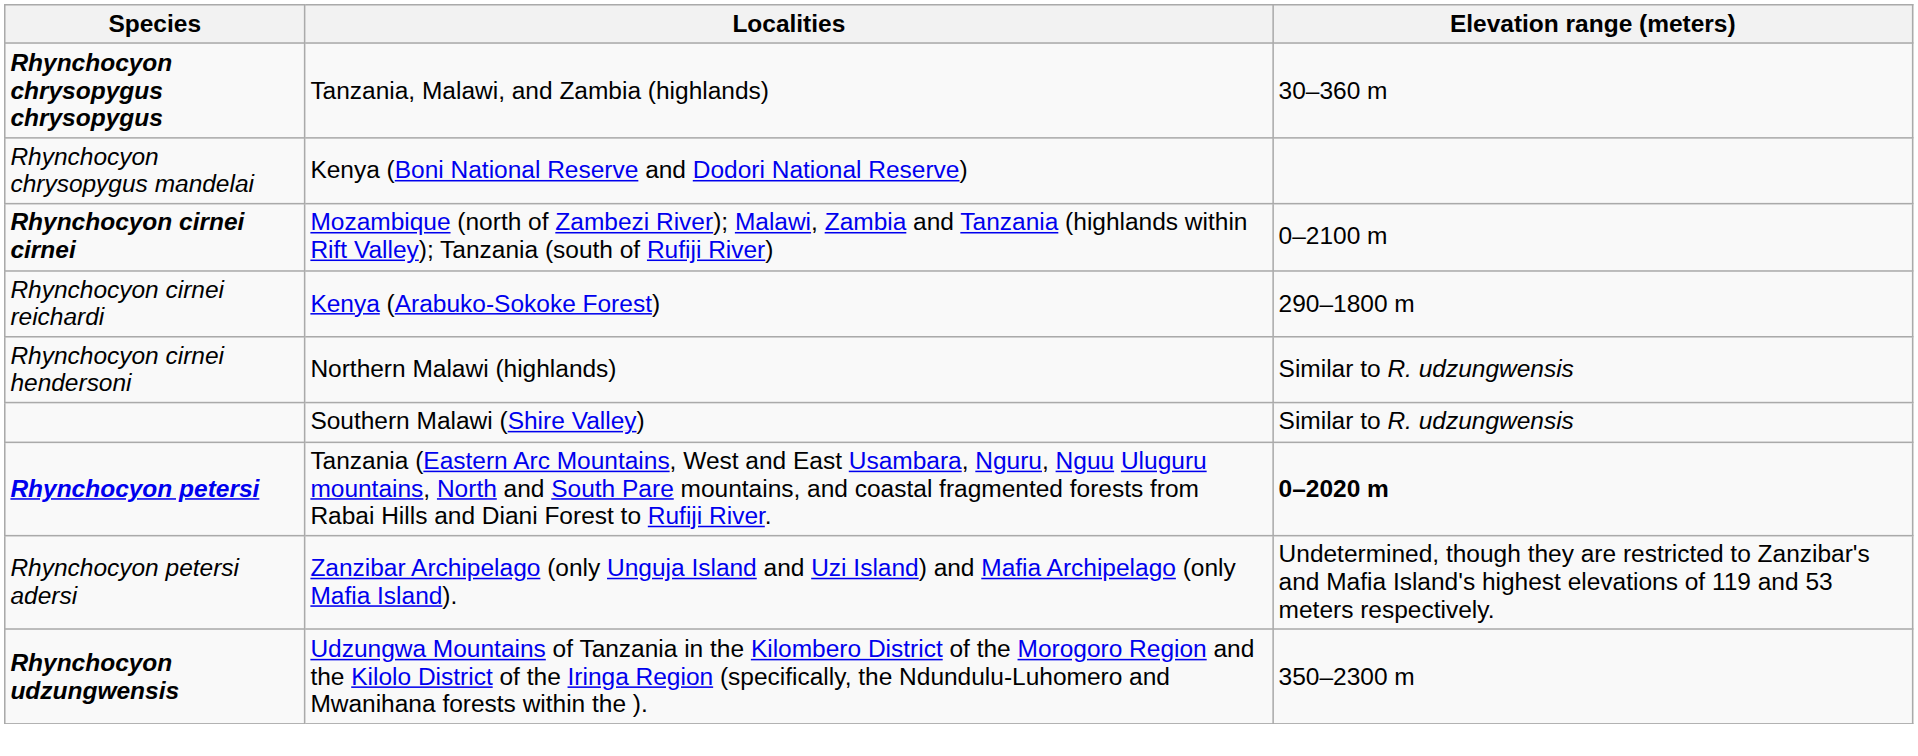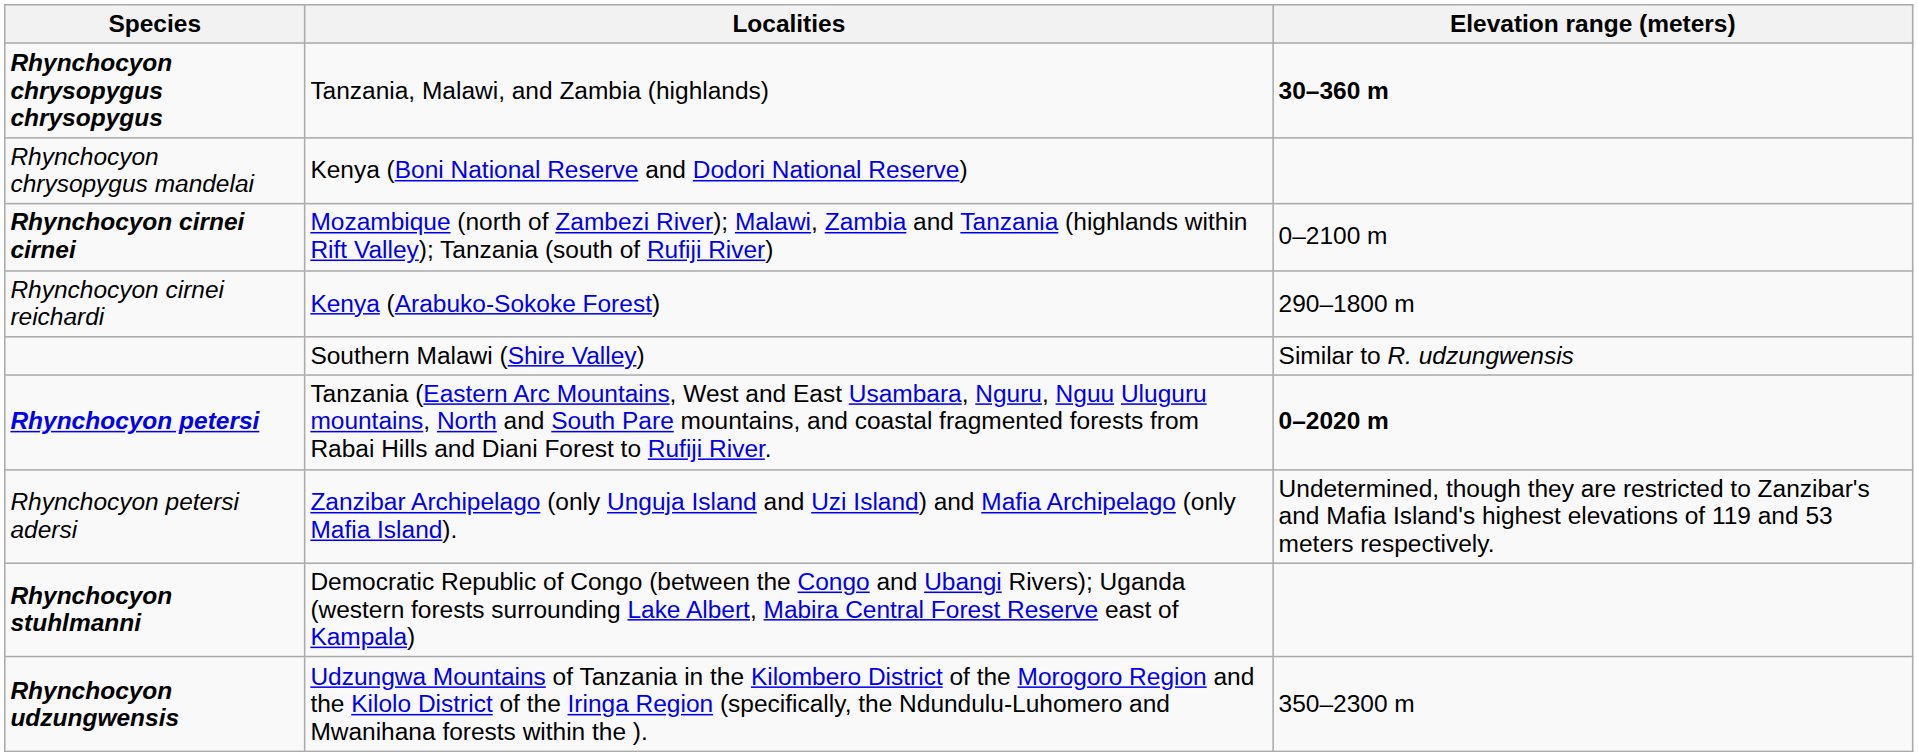(1333, 90) normal -> (1334, 90) bold
- row: (117, 369)
+ row: (91, 609)
